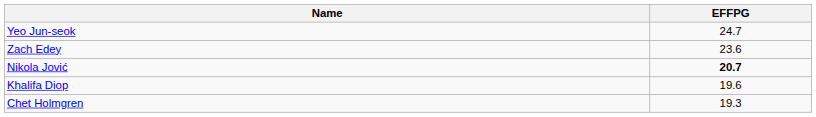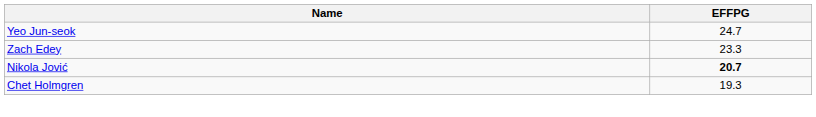(731, 49) 23.6 -> (731, 49) 23.3
- row: (38, 85)
